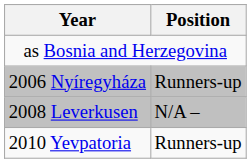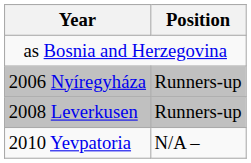(177, 111) N/A – -> (198, 111) Runners-up
(198, 142) Runners-up -> (177, 142) N/A –
